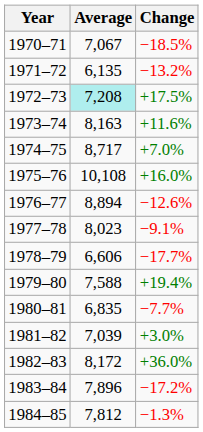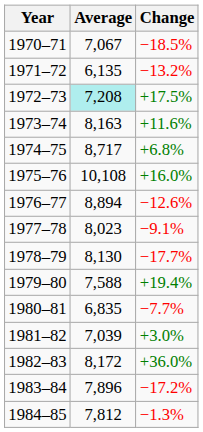(162, 150) +7.0% -> (162, 150) +6.8%
(103, 255) 6,606 -> (103, 255) 8,130
